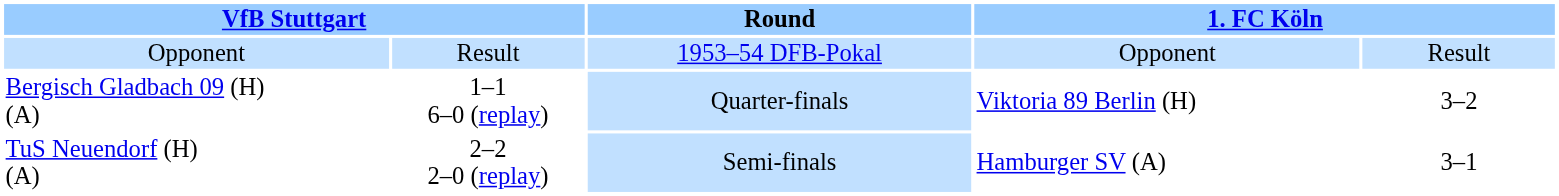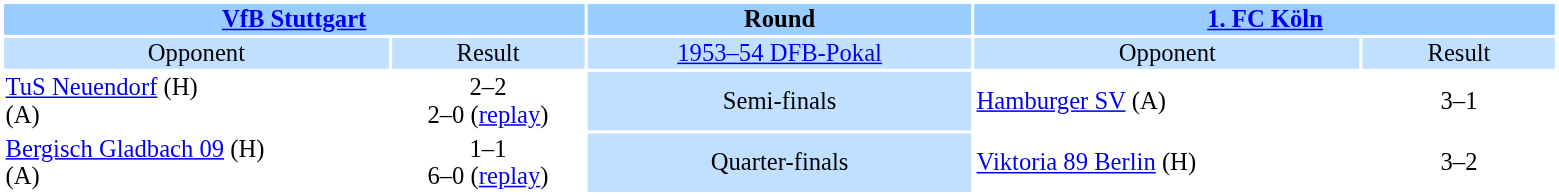rows swapped: (135, 100) <-> (102, 162)
